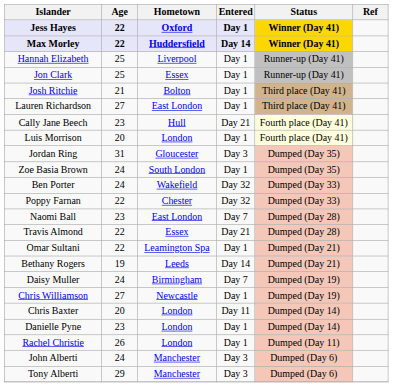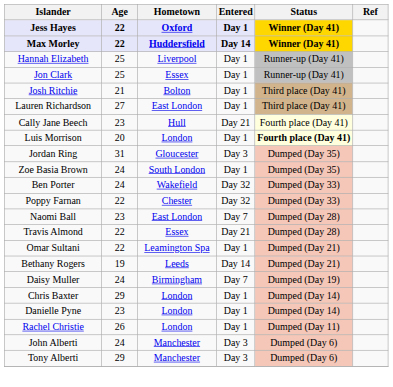(304, 138) normal -> (304, 138) bold
- row: (53, 295)
(120, 311) 20 -> (120, 295) 29
(236, 311) Day 11 -> (236, 295) Day 1
